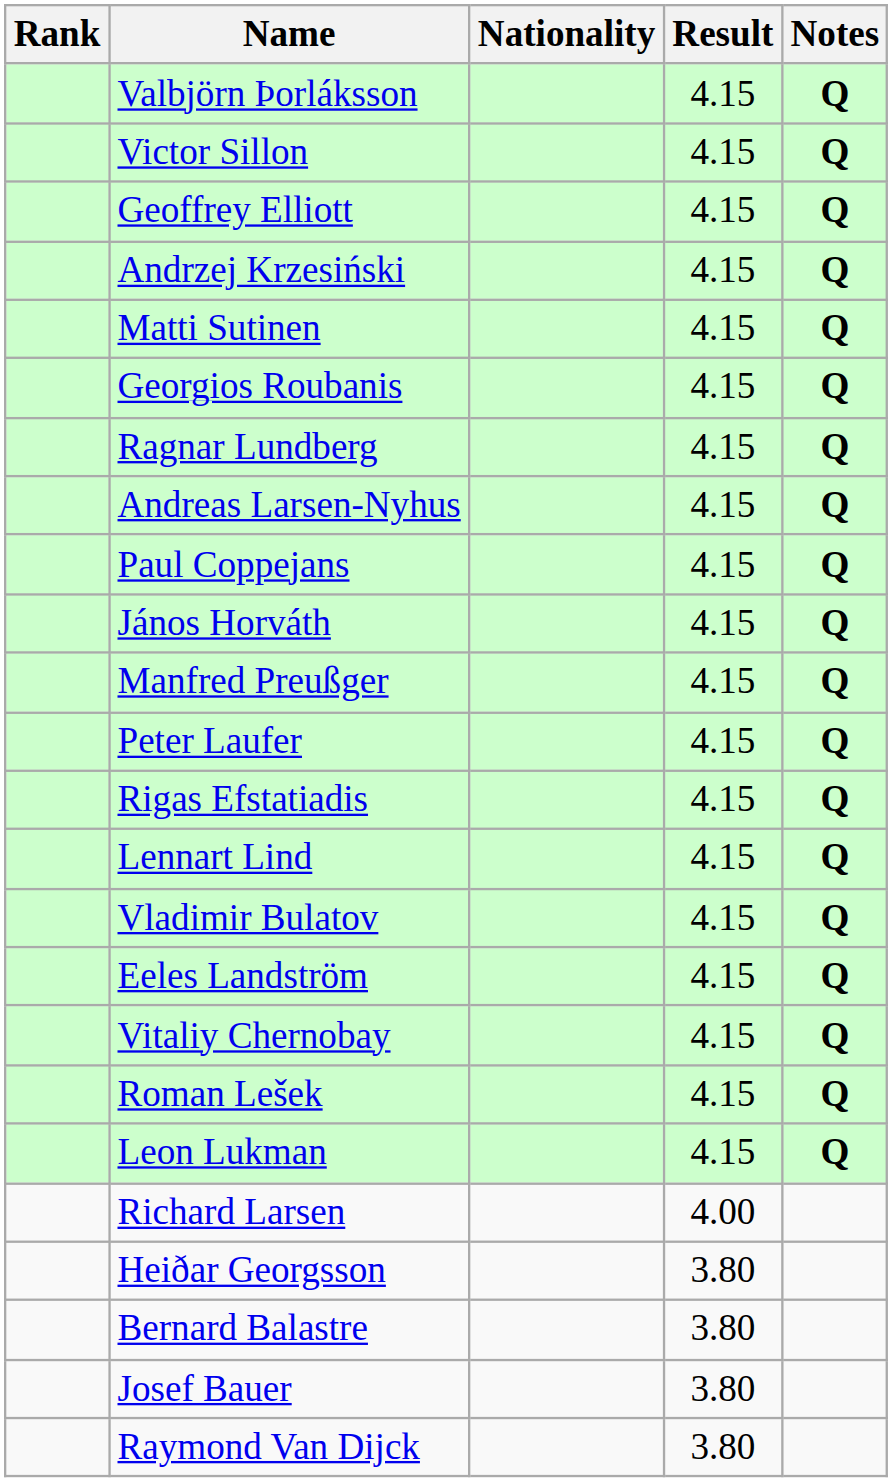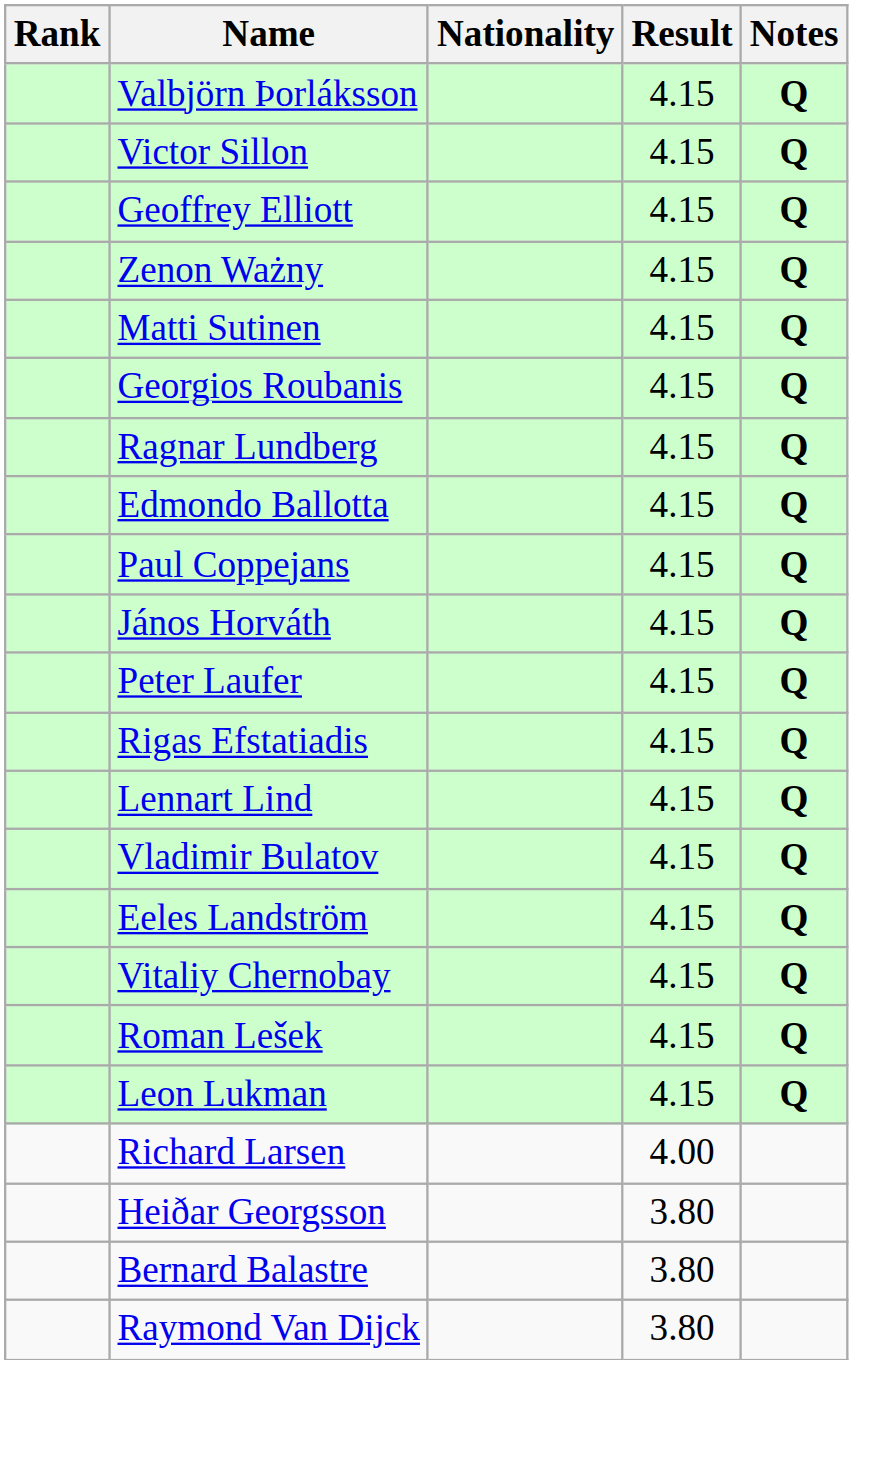+ row: (220, 269)
- row: (261, 269)
- row: (289, 504)
+ row: (253, 504)
- row: (253, 681)
- row: (205, 1387)
